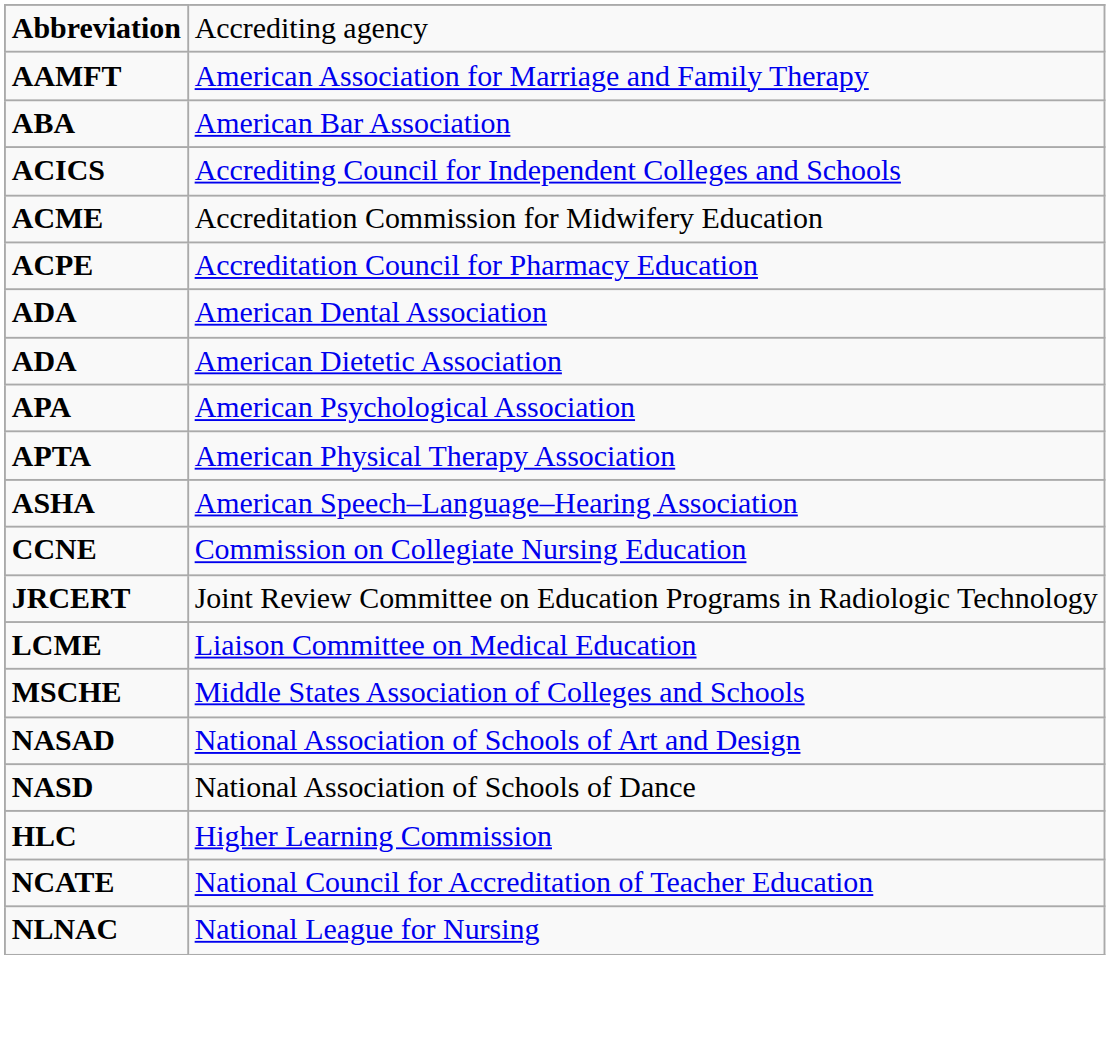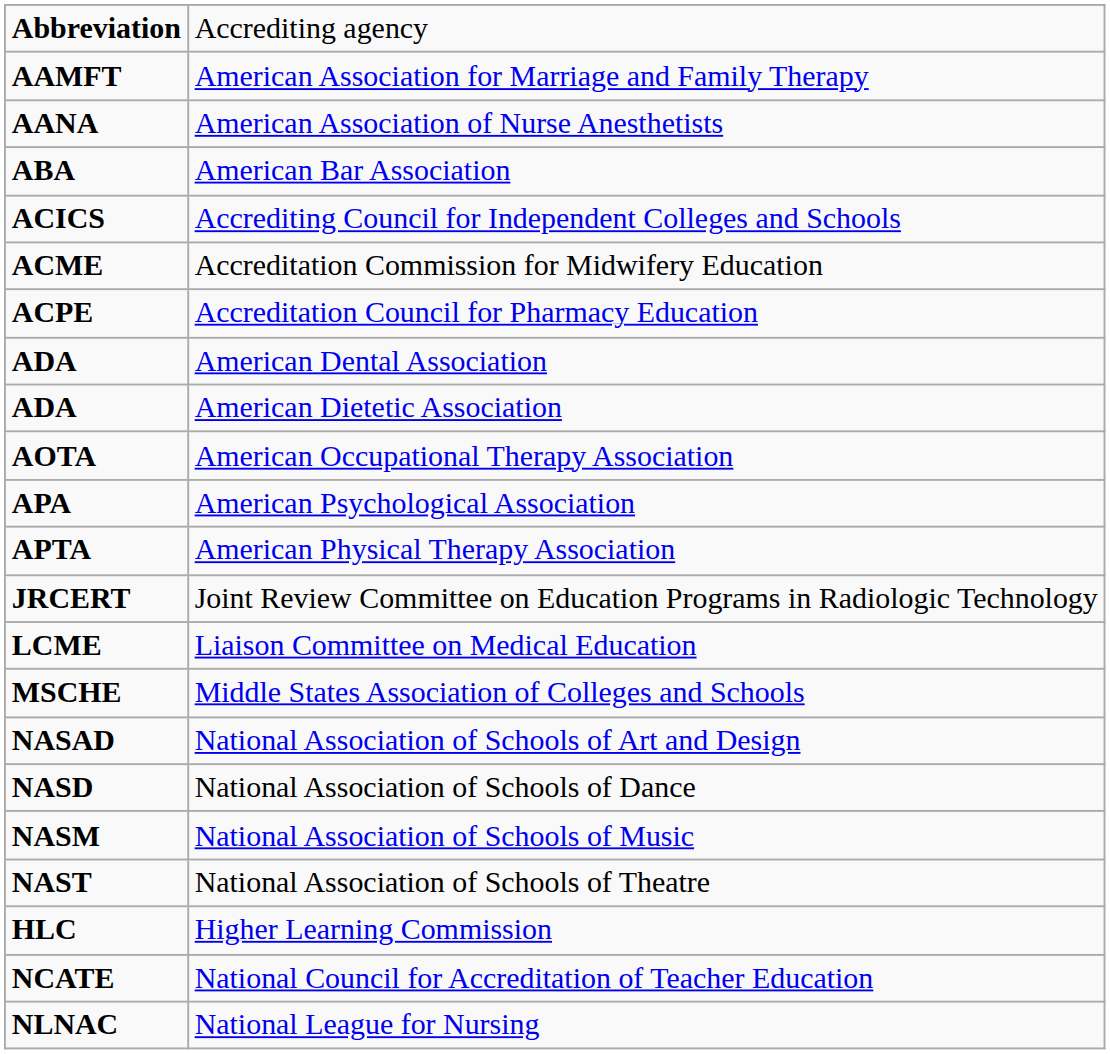+ row: (459, 123)
+ row: (464, 455)
- row: (496, 502)
- row: (471, 550)
+ row: (444, 834)
+ row: (452, 882)
